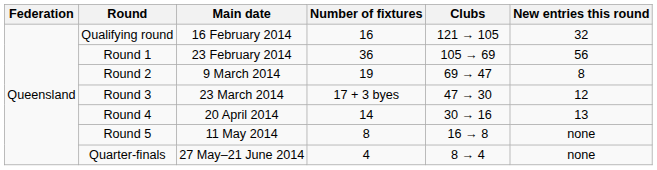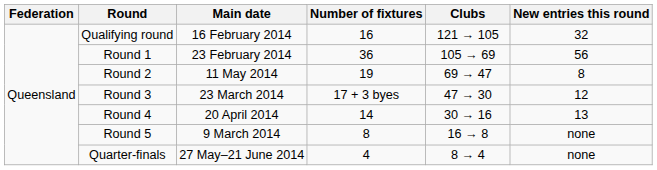(242, 74) 9 March 2014 -> (242, 74) 11 May 2014
(242, 134) 11 May 2014 -> (242, 134) 9 March 2014
